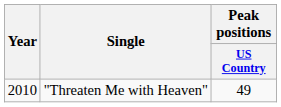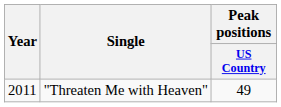(22, 90) 2010 -> (22, 90) 2011
